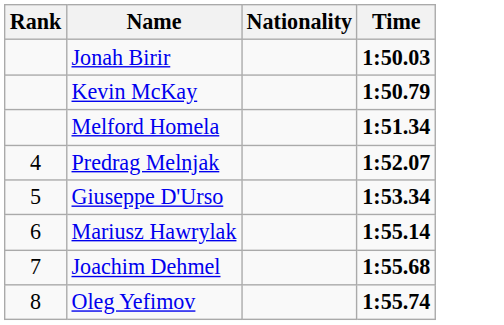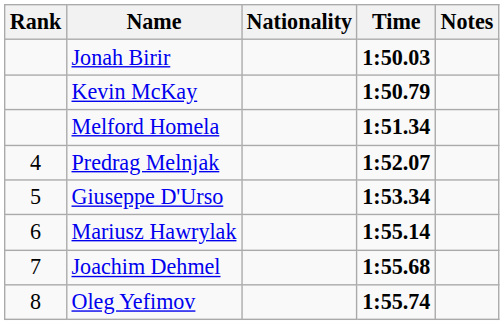+ column: (467, 22)
